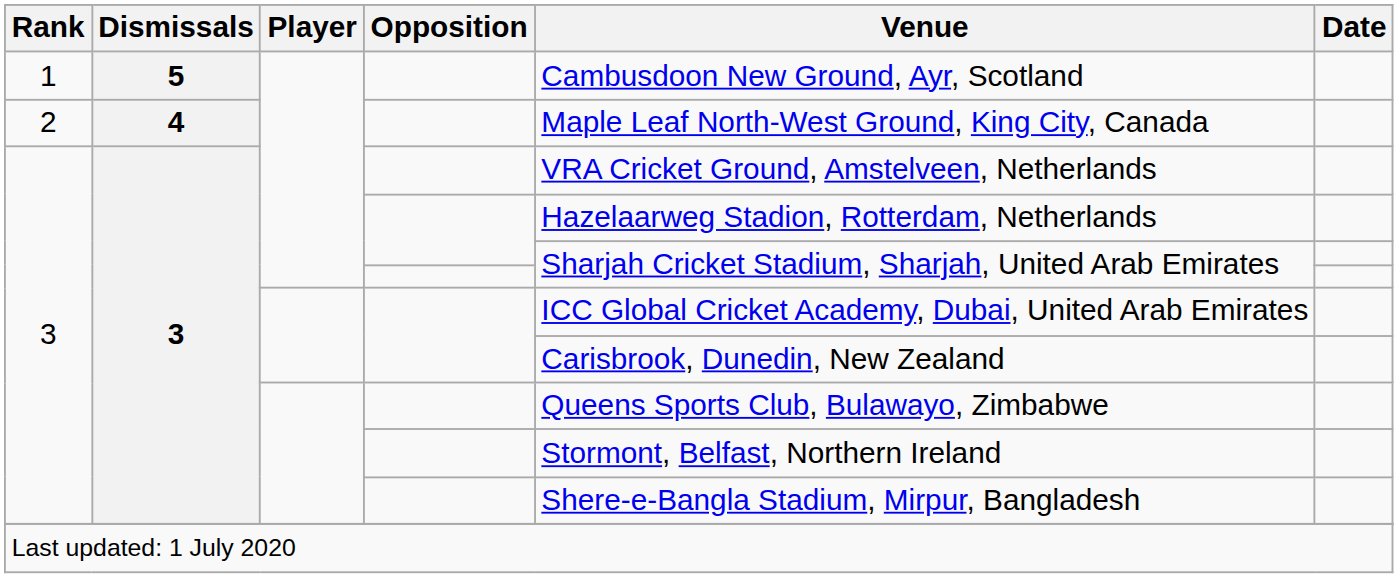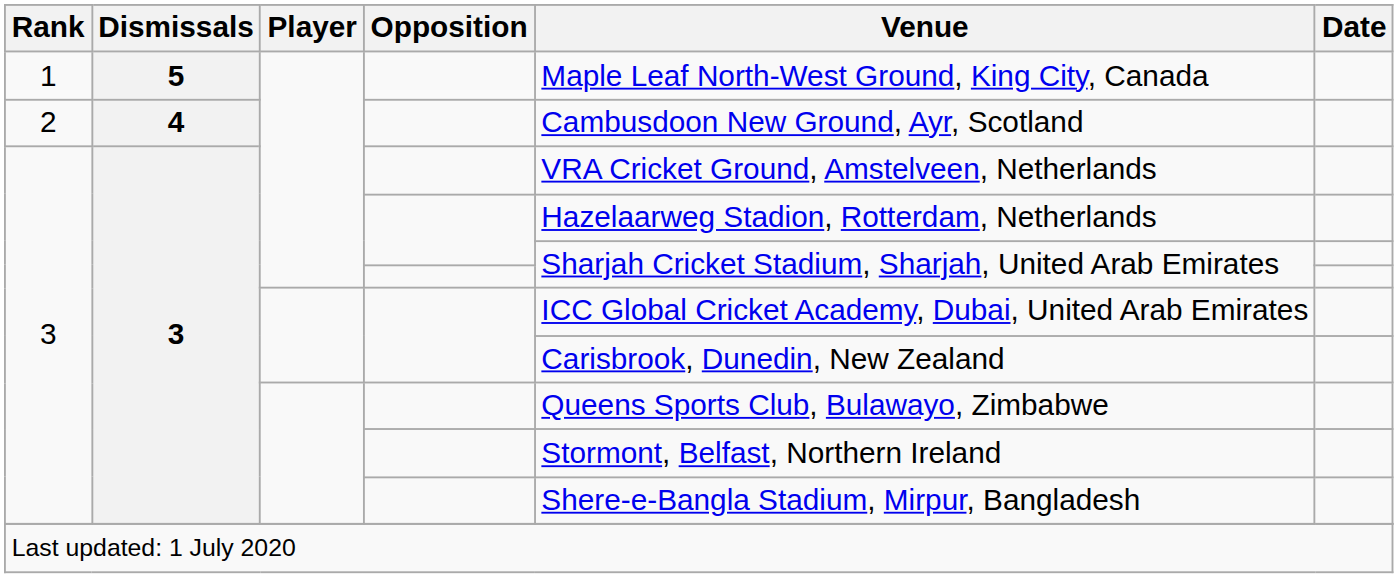(812, 75) Cambusdoon New Ground, Ayr, Scotland -> (875, 75) Maple Leaf North-West Ground, King City, Canada
(875, 122) Maple Leaf North-West Ground, King City, Canada -> (812, 122) Cambusdoon New Ground, Ayr, Scotland
